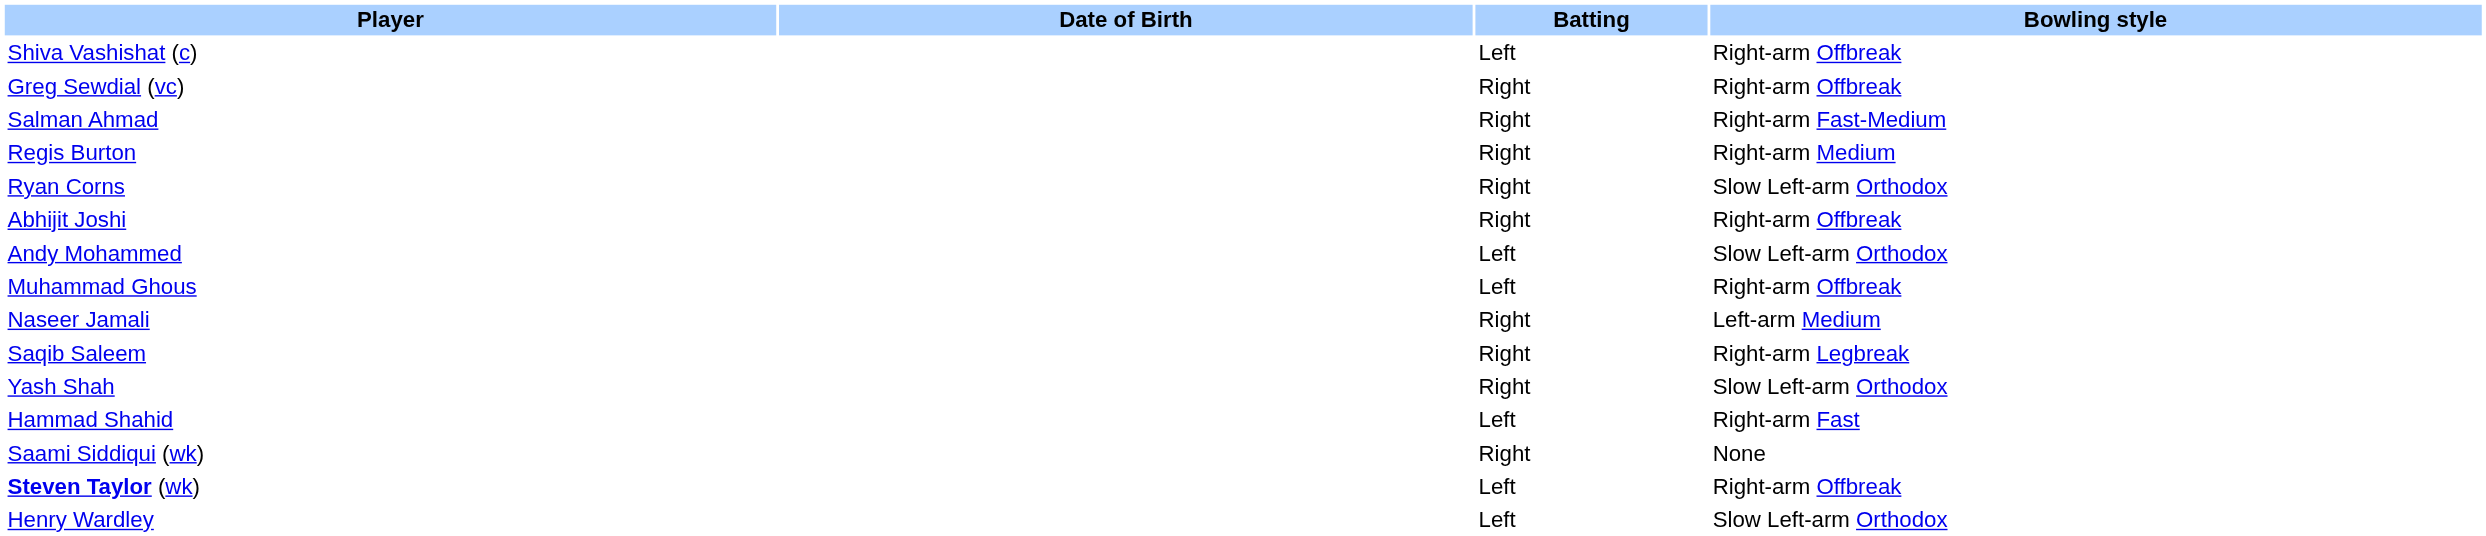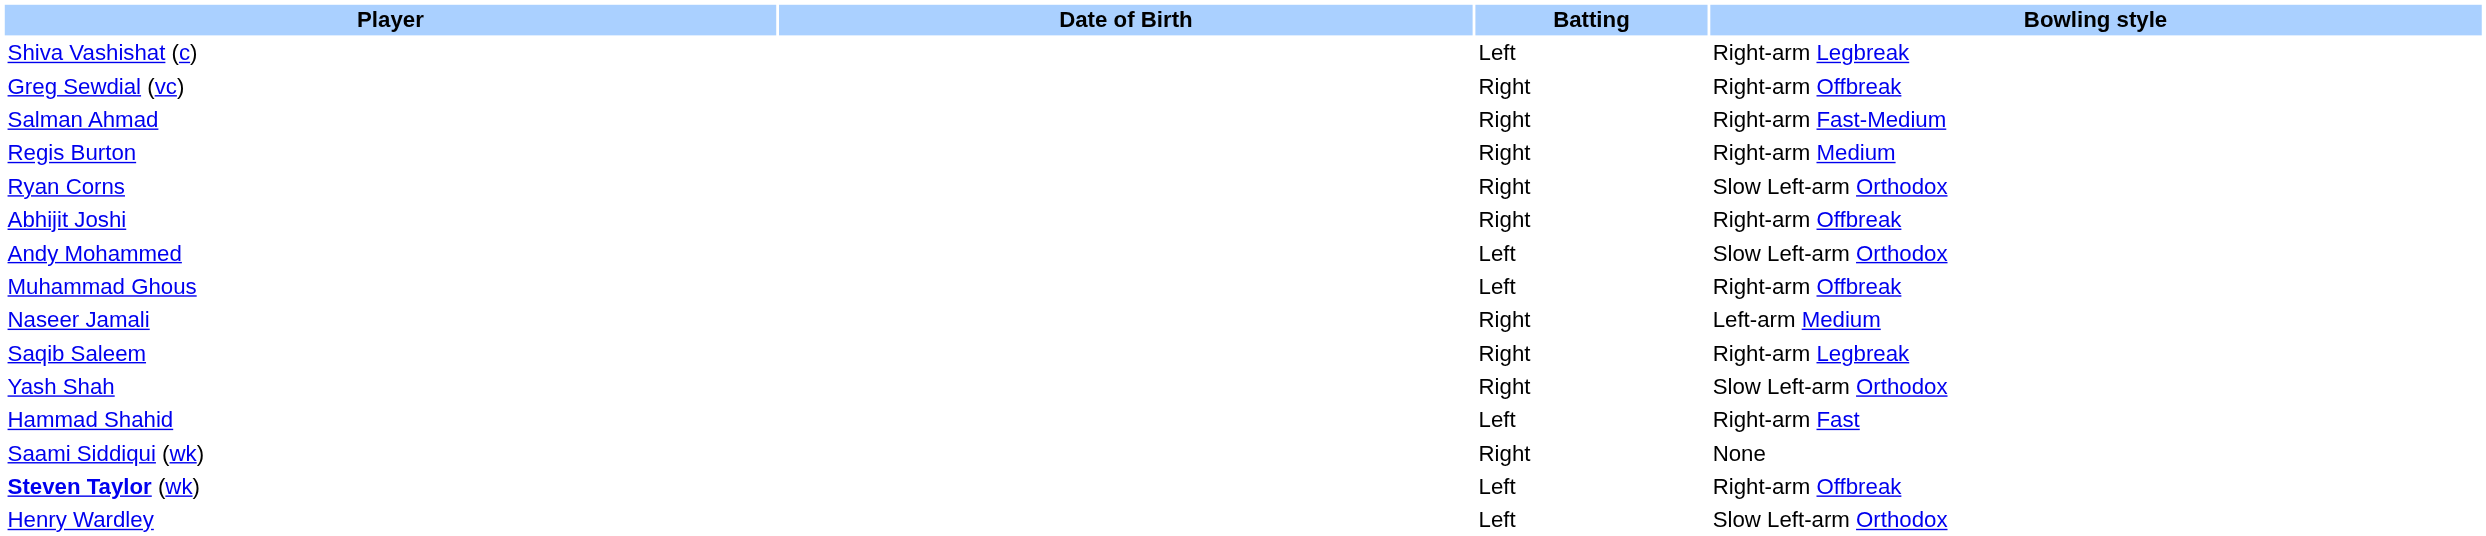(1807, 53) Right-arm Offbreak -> (1811, 53) Right-arm Legbreak
